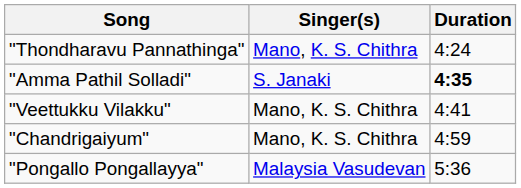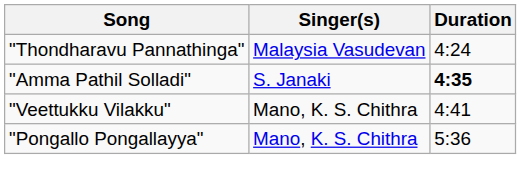(335, 50) Mano, K. S. Chithra -> (339, 50) Malaysia Vasudevan
- row: (79, 139)
(339, 169) Malaysia Vasudevan -> (335, 139) Mano, K. S. Chithra
